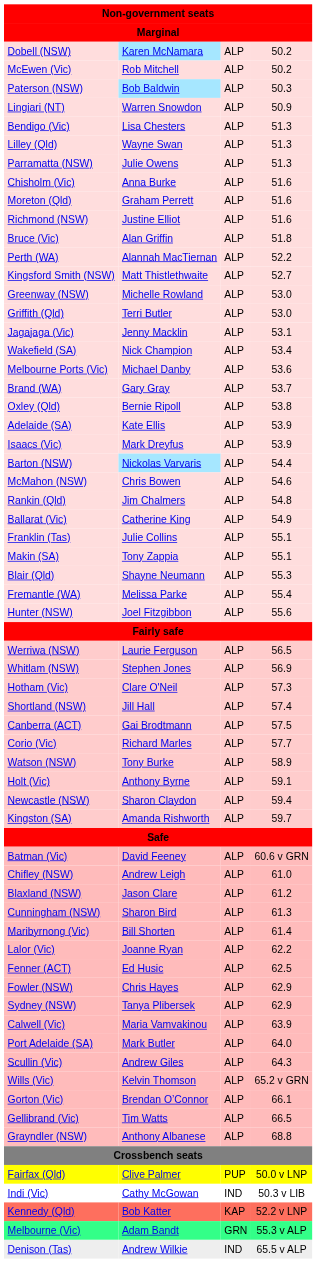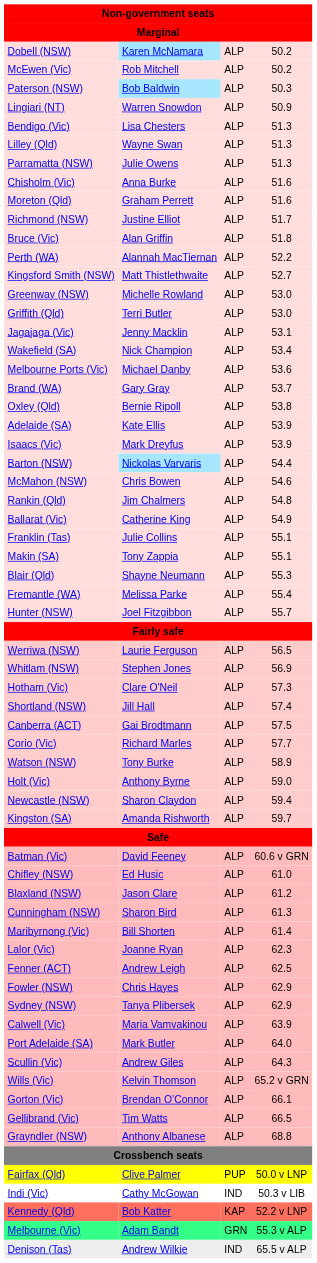(282, 219) 51.6 -> (282, 219) 51.7
(282, 613) 55.6 -> (282, 613) 55.7
(282, 781) 59.1 -> (282, 781) 59.0
(154, 875) Andrew Leigh -> (143, 875) Ed Husic
(282, 950) 62.2 -> (282, 950) 62.3
(143, 968) Ed Husic -> (154, 968) Andrew Leigh
